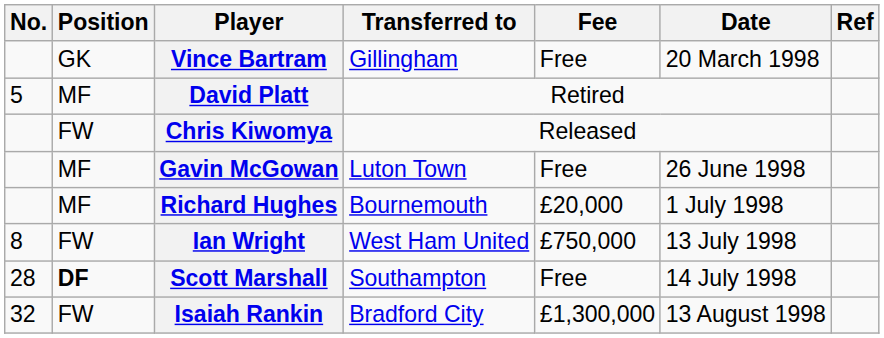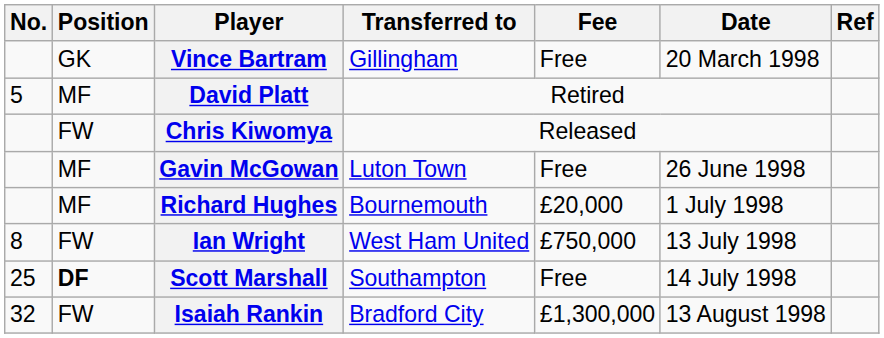(23, 278) 28 -> (23, 278) 25
